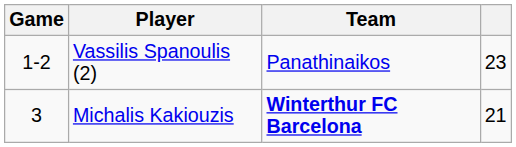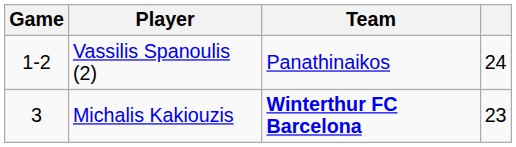(496, 62) 23 -> (496, 62) 24
(496, 115) 21 -> (496, 115) 23
